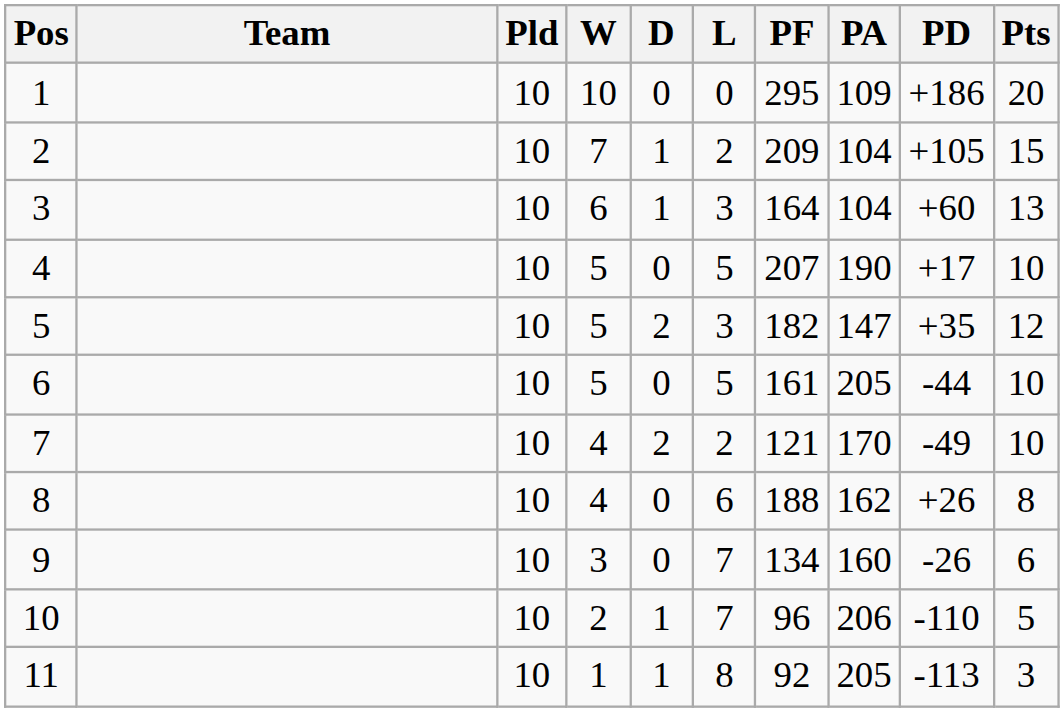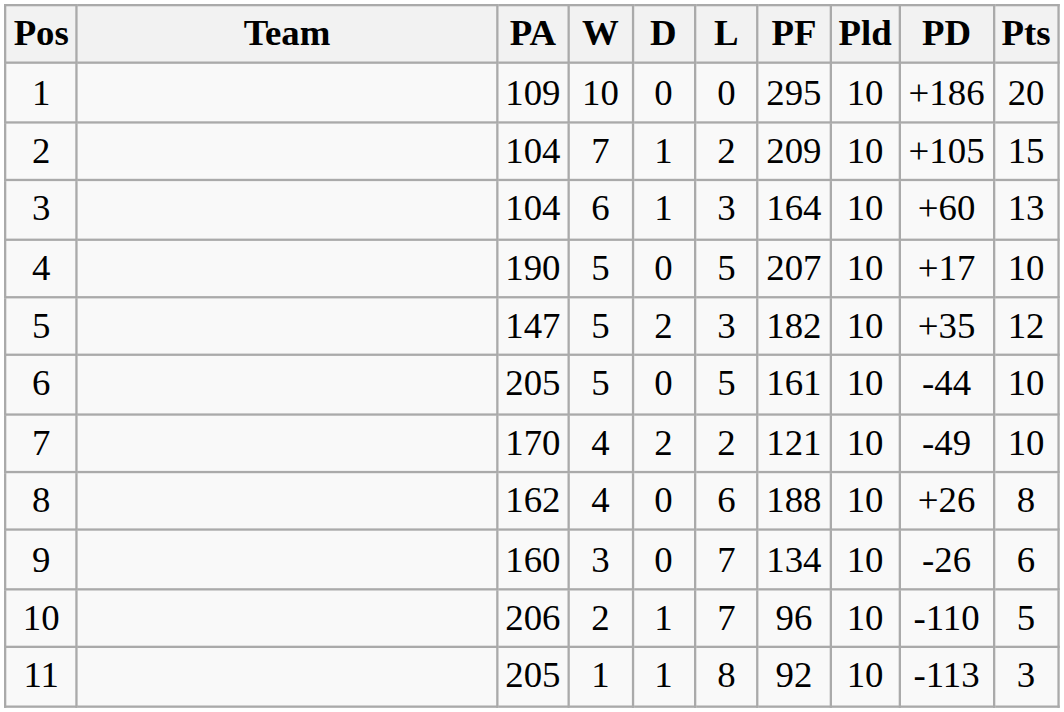columns swapped: (532, 33) <-> (864, 33)
